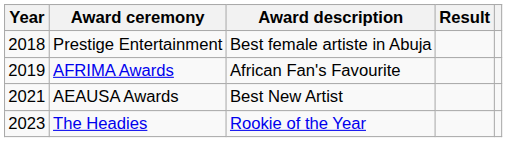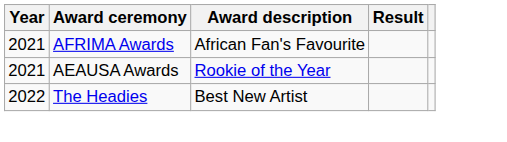- row: (138, 44)
(27, 70) 2019 -> (27, 44) 2021
(286, 96) Best New Artist -> (263, 70) Rookie of the Year
(27, 123) 2023 -> (27, 96) 2022
(298, 123) Rookie of the Year -> (251, 96) Best New Artist
